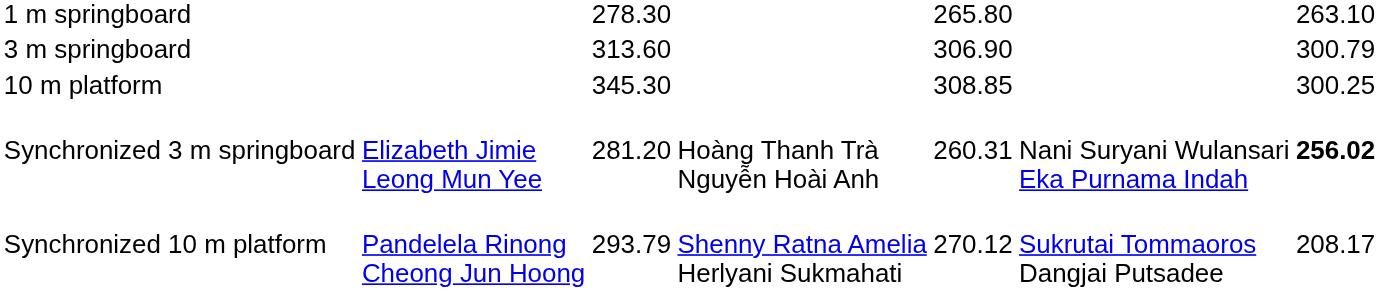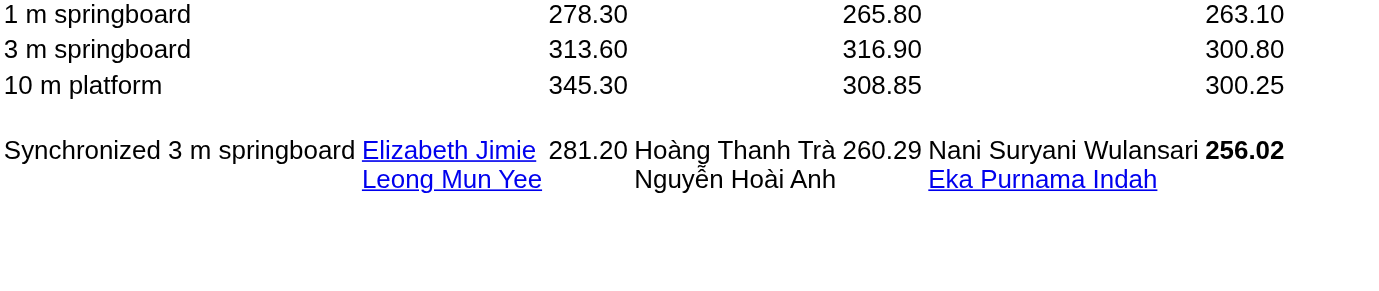(973, 49) 306.90 -> (882, 49) 316.90
(1336, 49) 300.79 -> (1245, 49) 300.80
(973, 150) 260.31 -> (882, 150) 260.29
- row: (165, 244)
